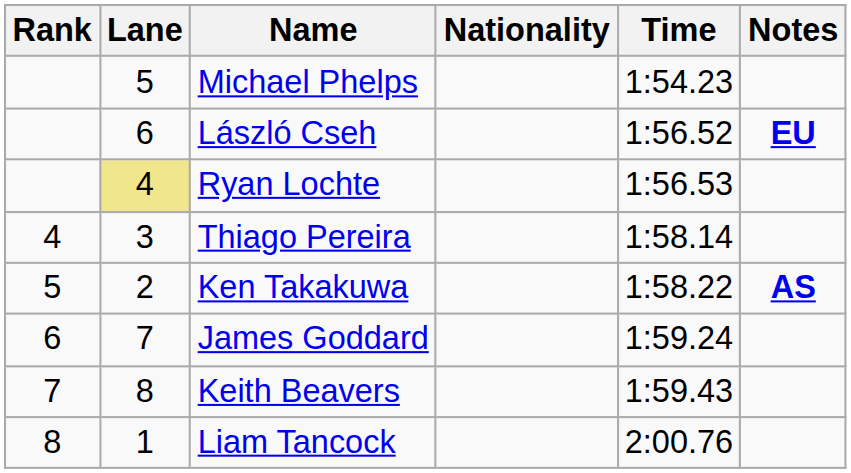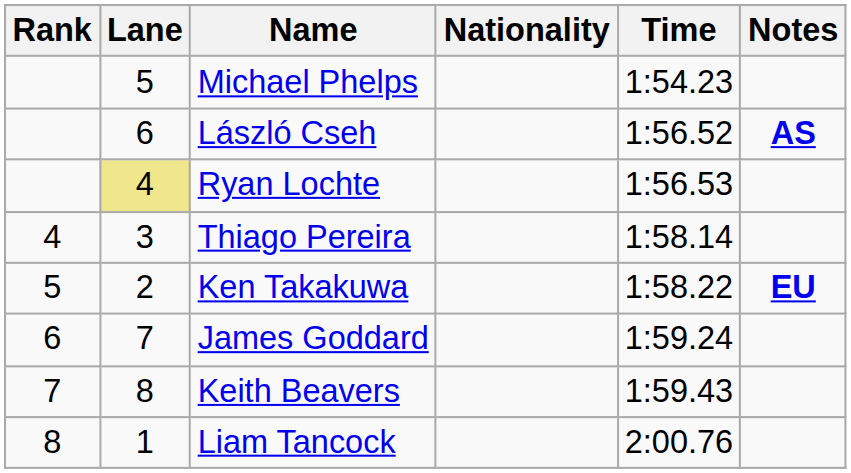(793, 133) EU -> (793, 133) AS
(793, 287) AS -> (793, 287) EU
